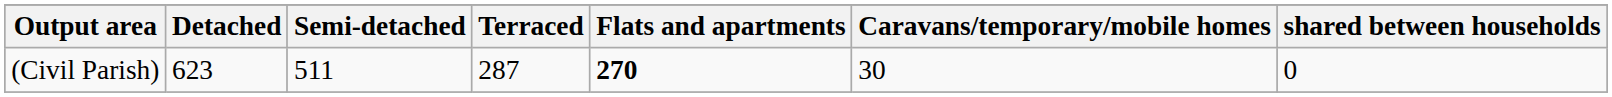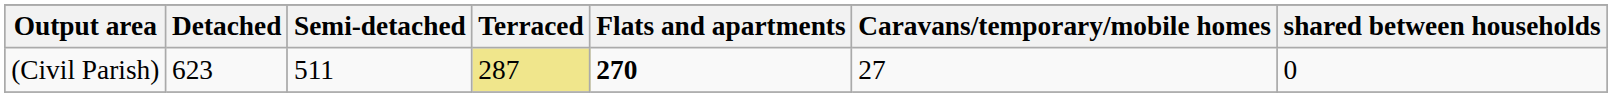(499, 69) no background -> (499, 69) khaki background
(872, 69) 30 -> (872, 69) 27
